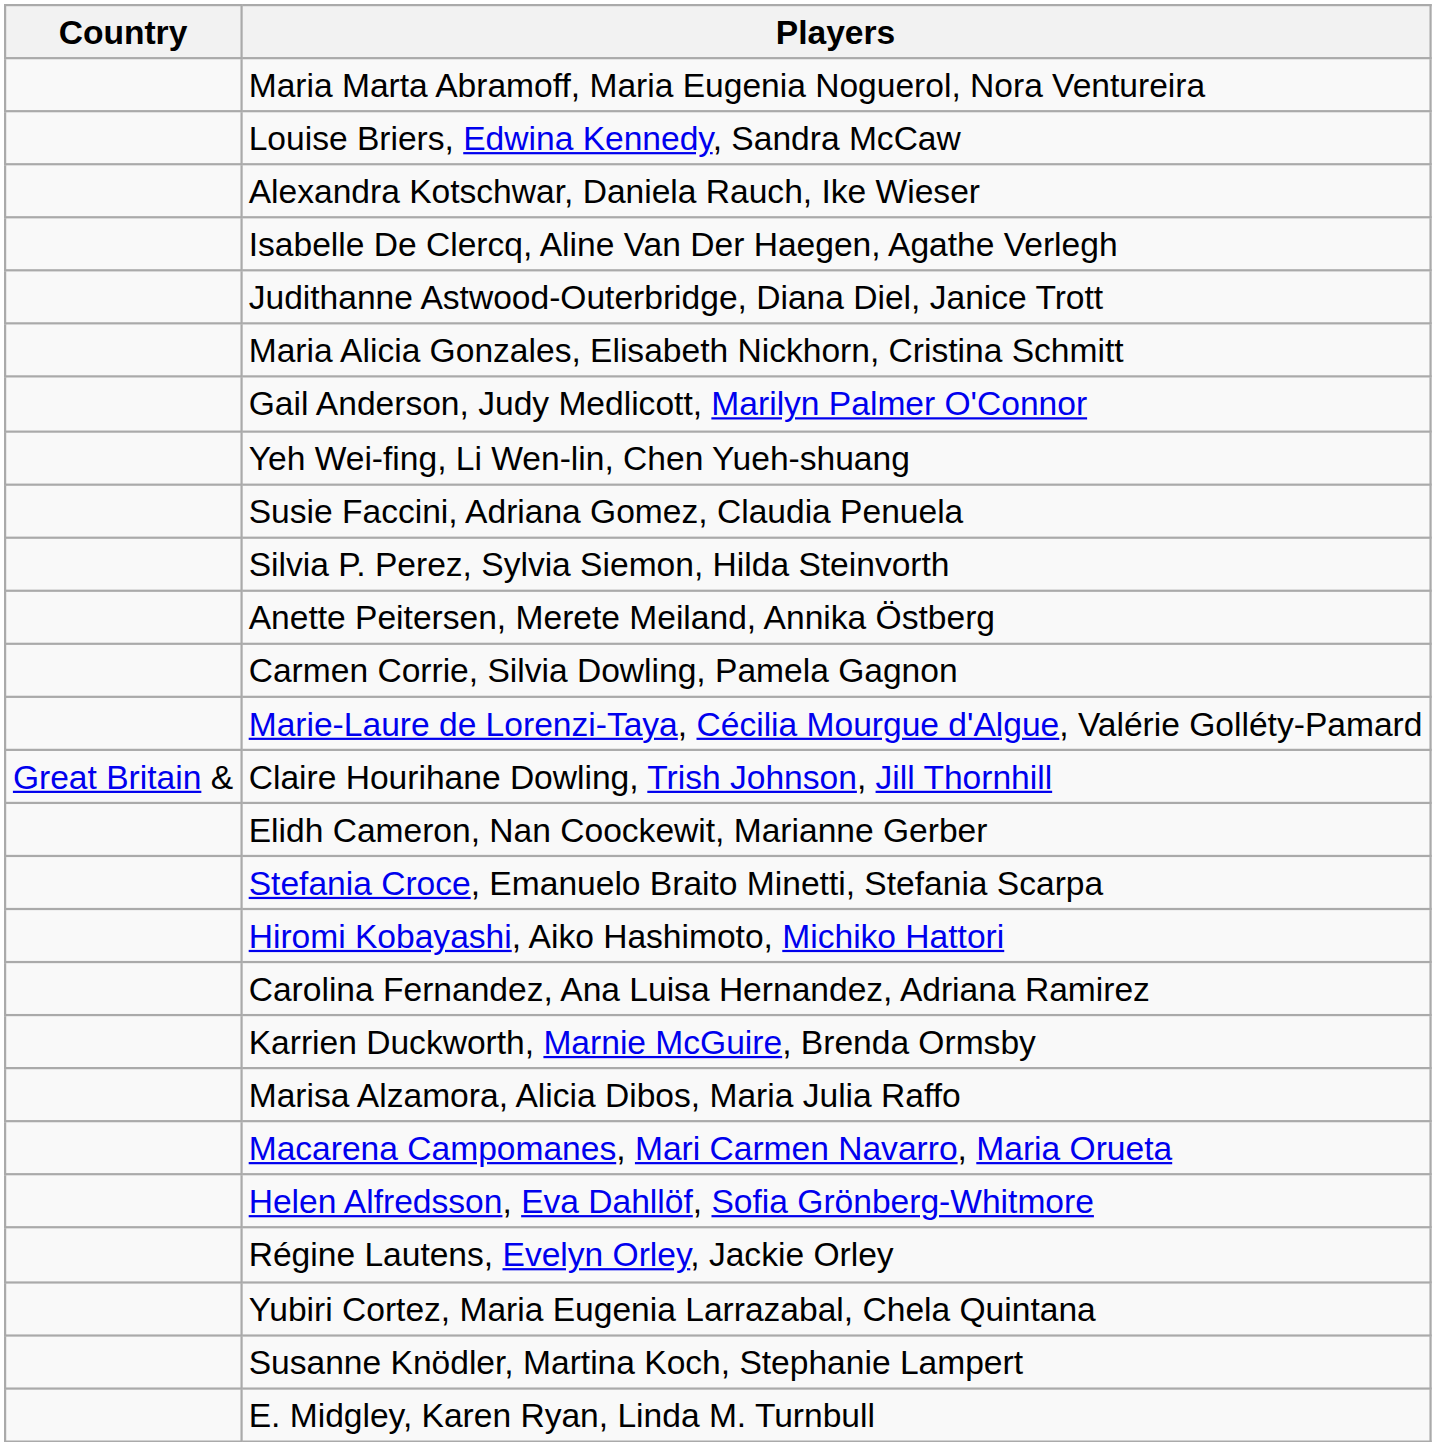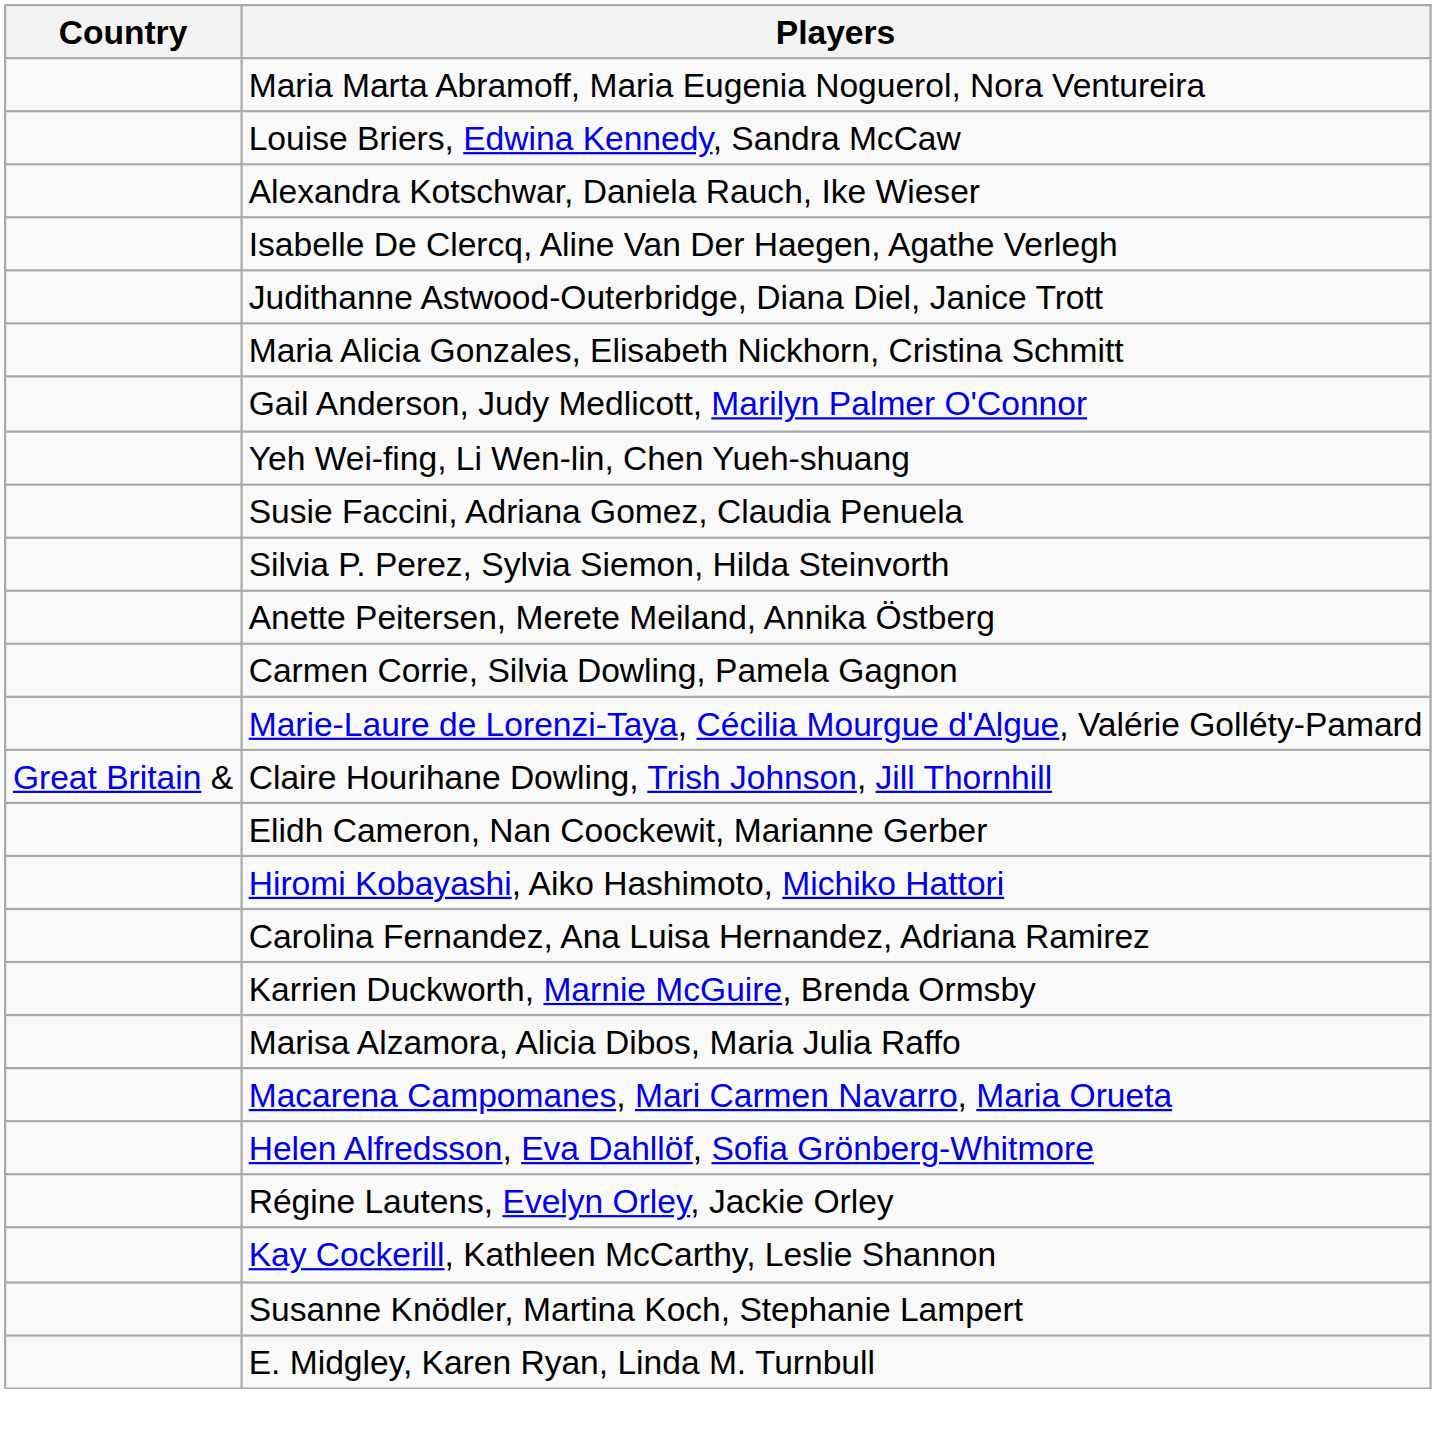- row: (676, 883)
+ row: (622, 1255)
- row: (672, 1308)
